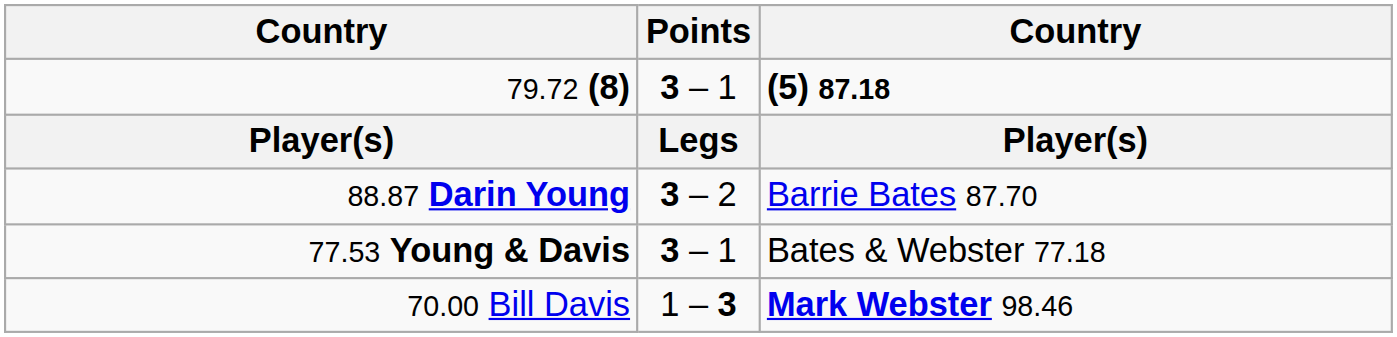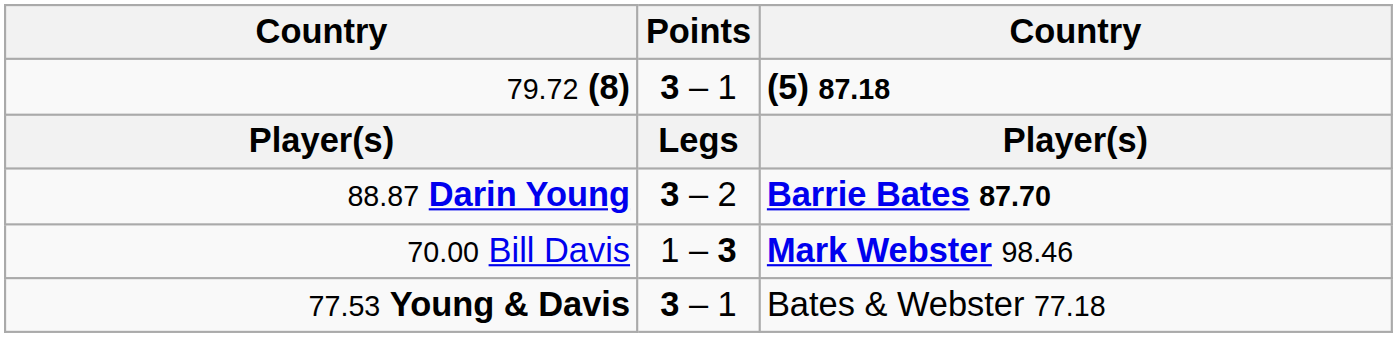(902, 195) normal -> (909, 195) bold
rows swapped: (519, 304) <-> (469, 250)
